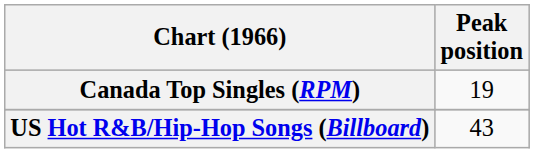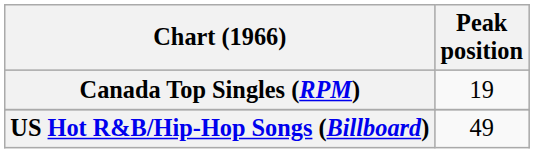(482, 128) 43 -> (482, 128) 49
